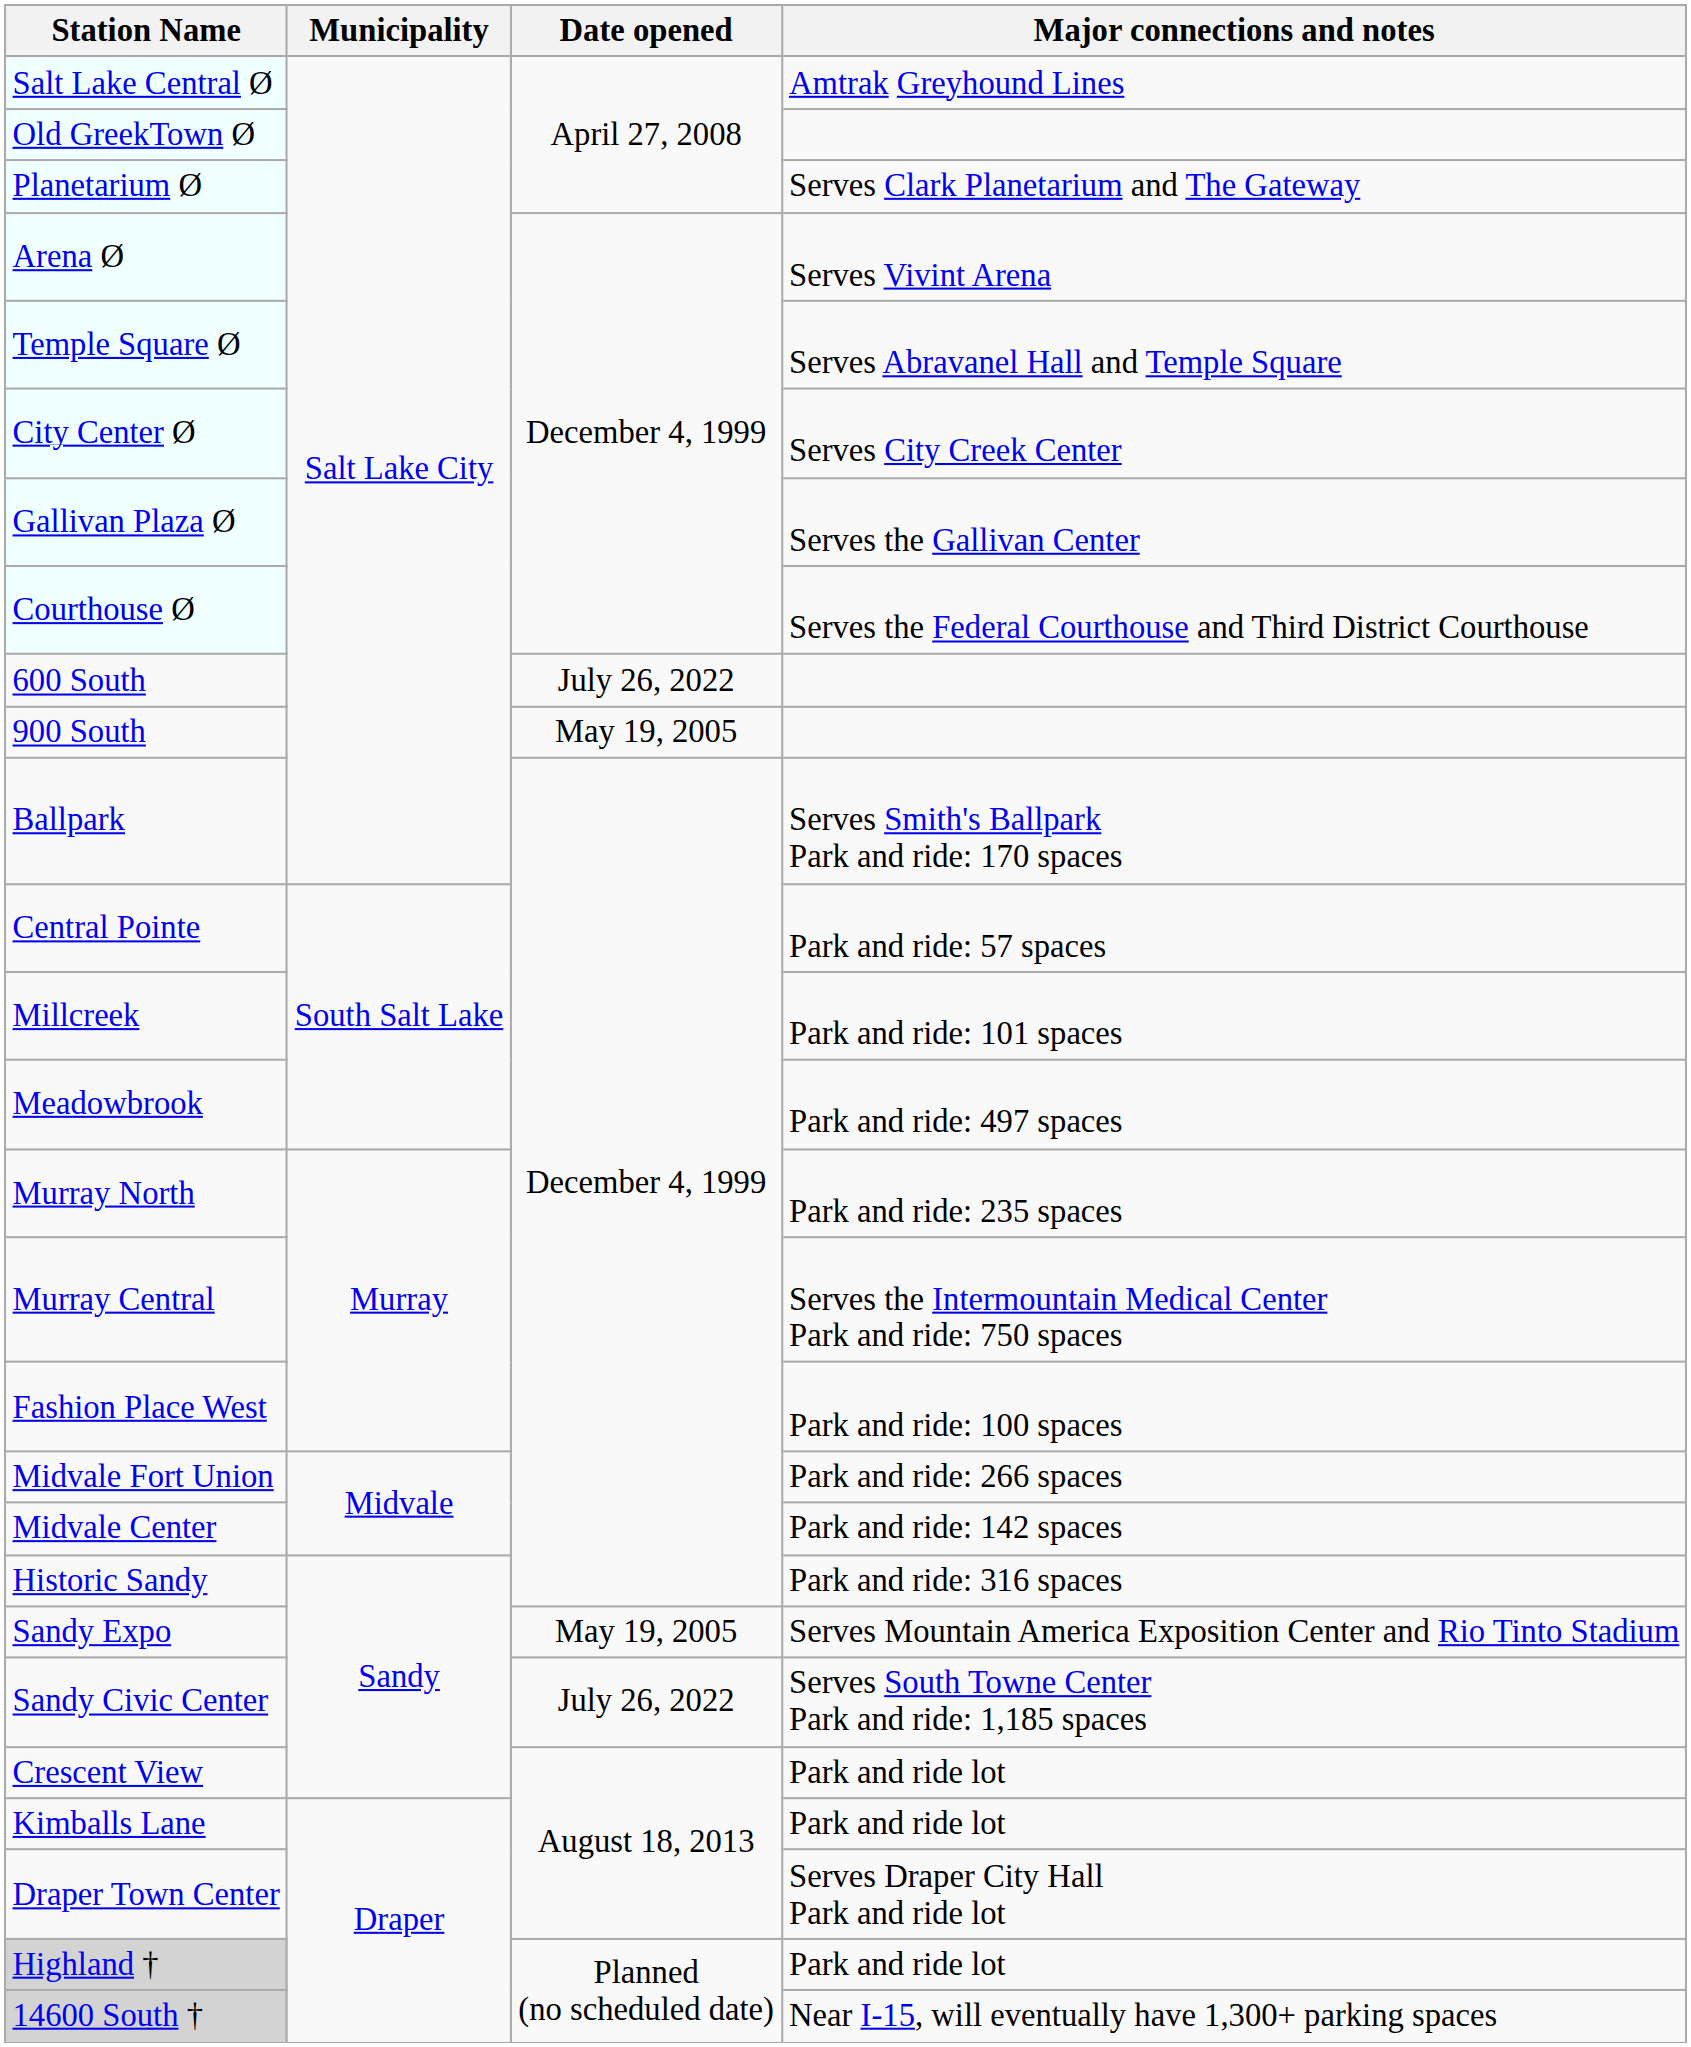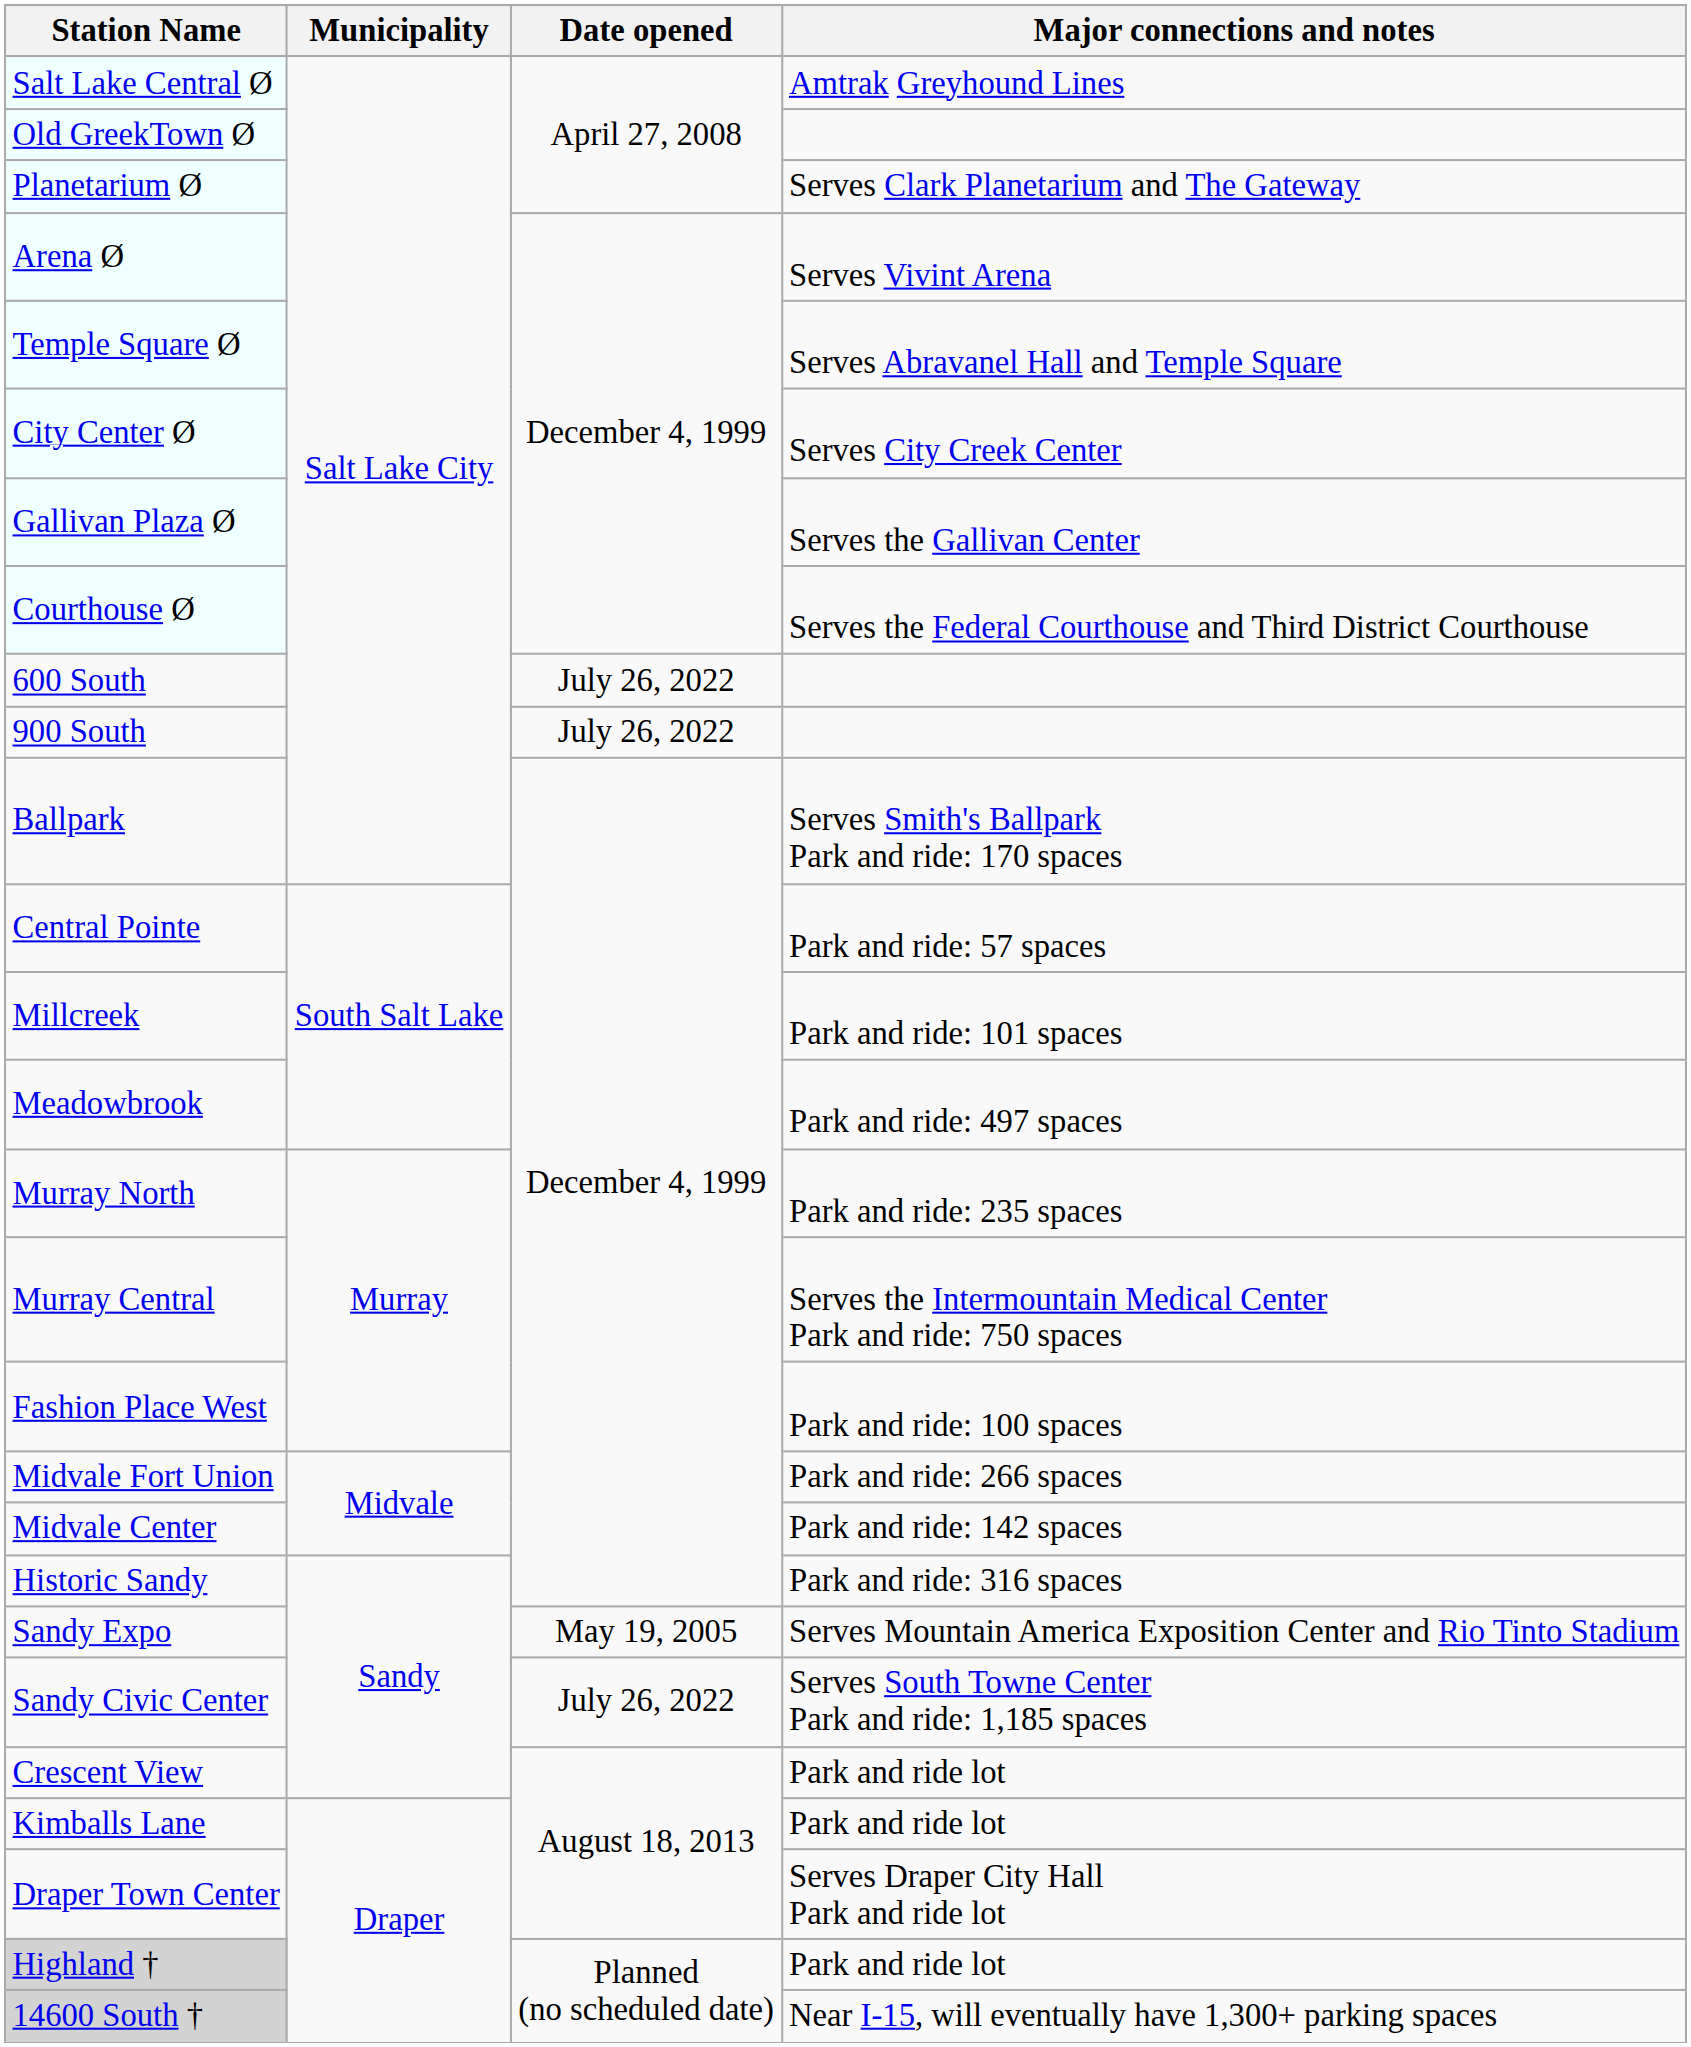(646, 731) May 19, 2005 -> (646, 731) July 26, 2022
